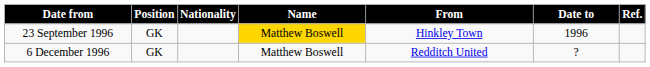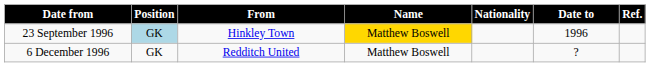columns swapped: (208, 14) <-> (449, 14)
(154, 33) no background -> (154, 33) lightblue background
